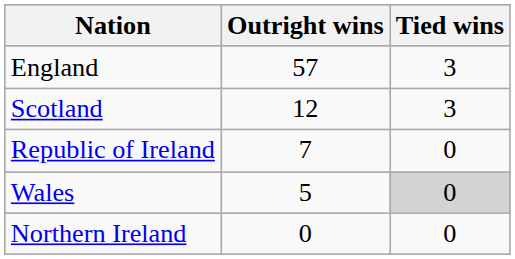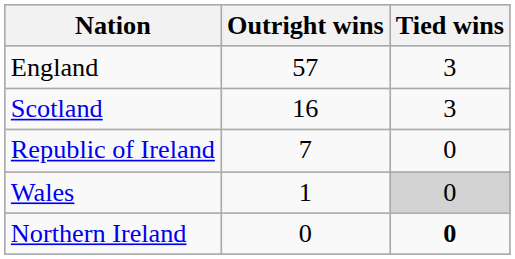(305, 108) 12 -> (305, 108) 16
(305, 191) 5 -> (305, 191) 1
(450, 233) normal -> (450, 233) bold
